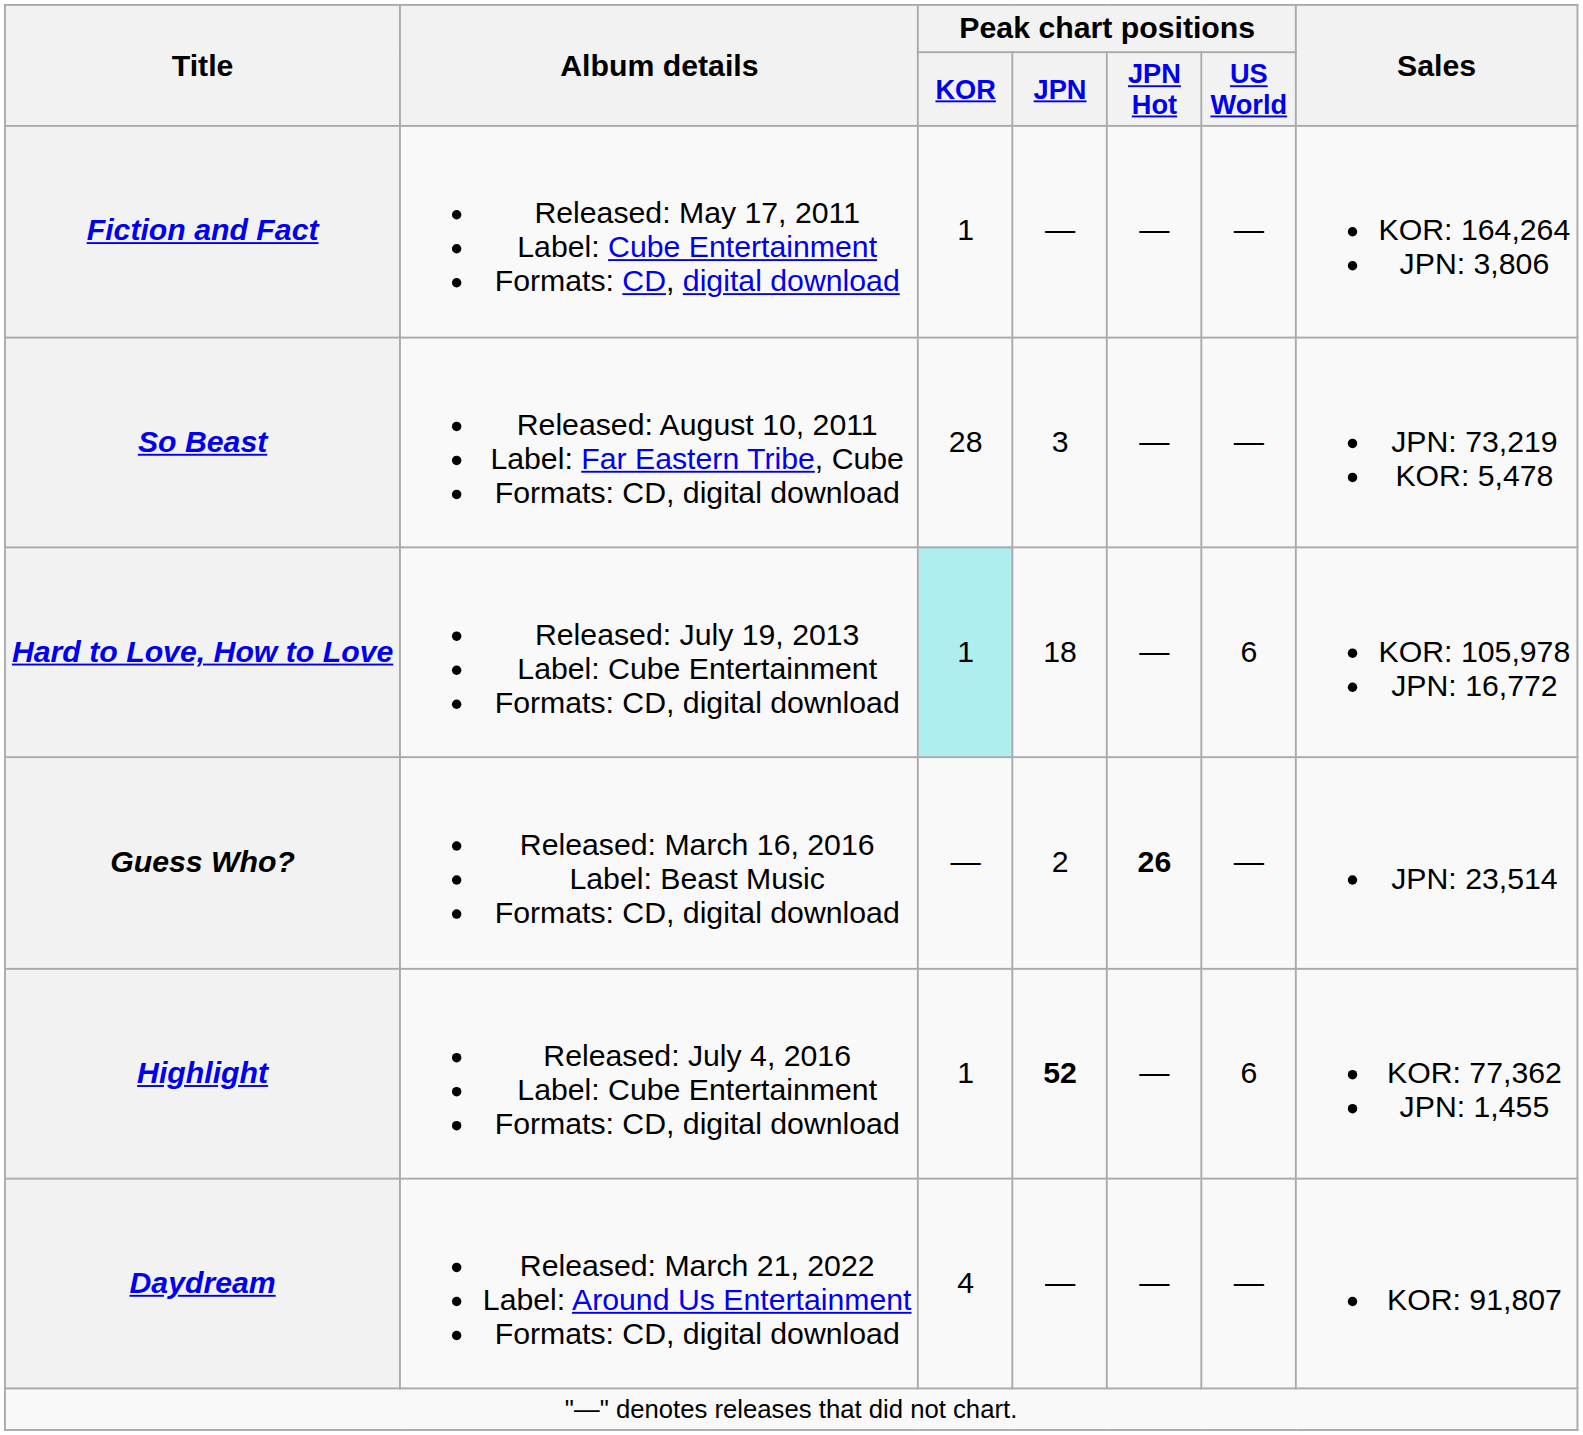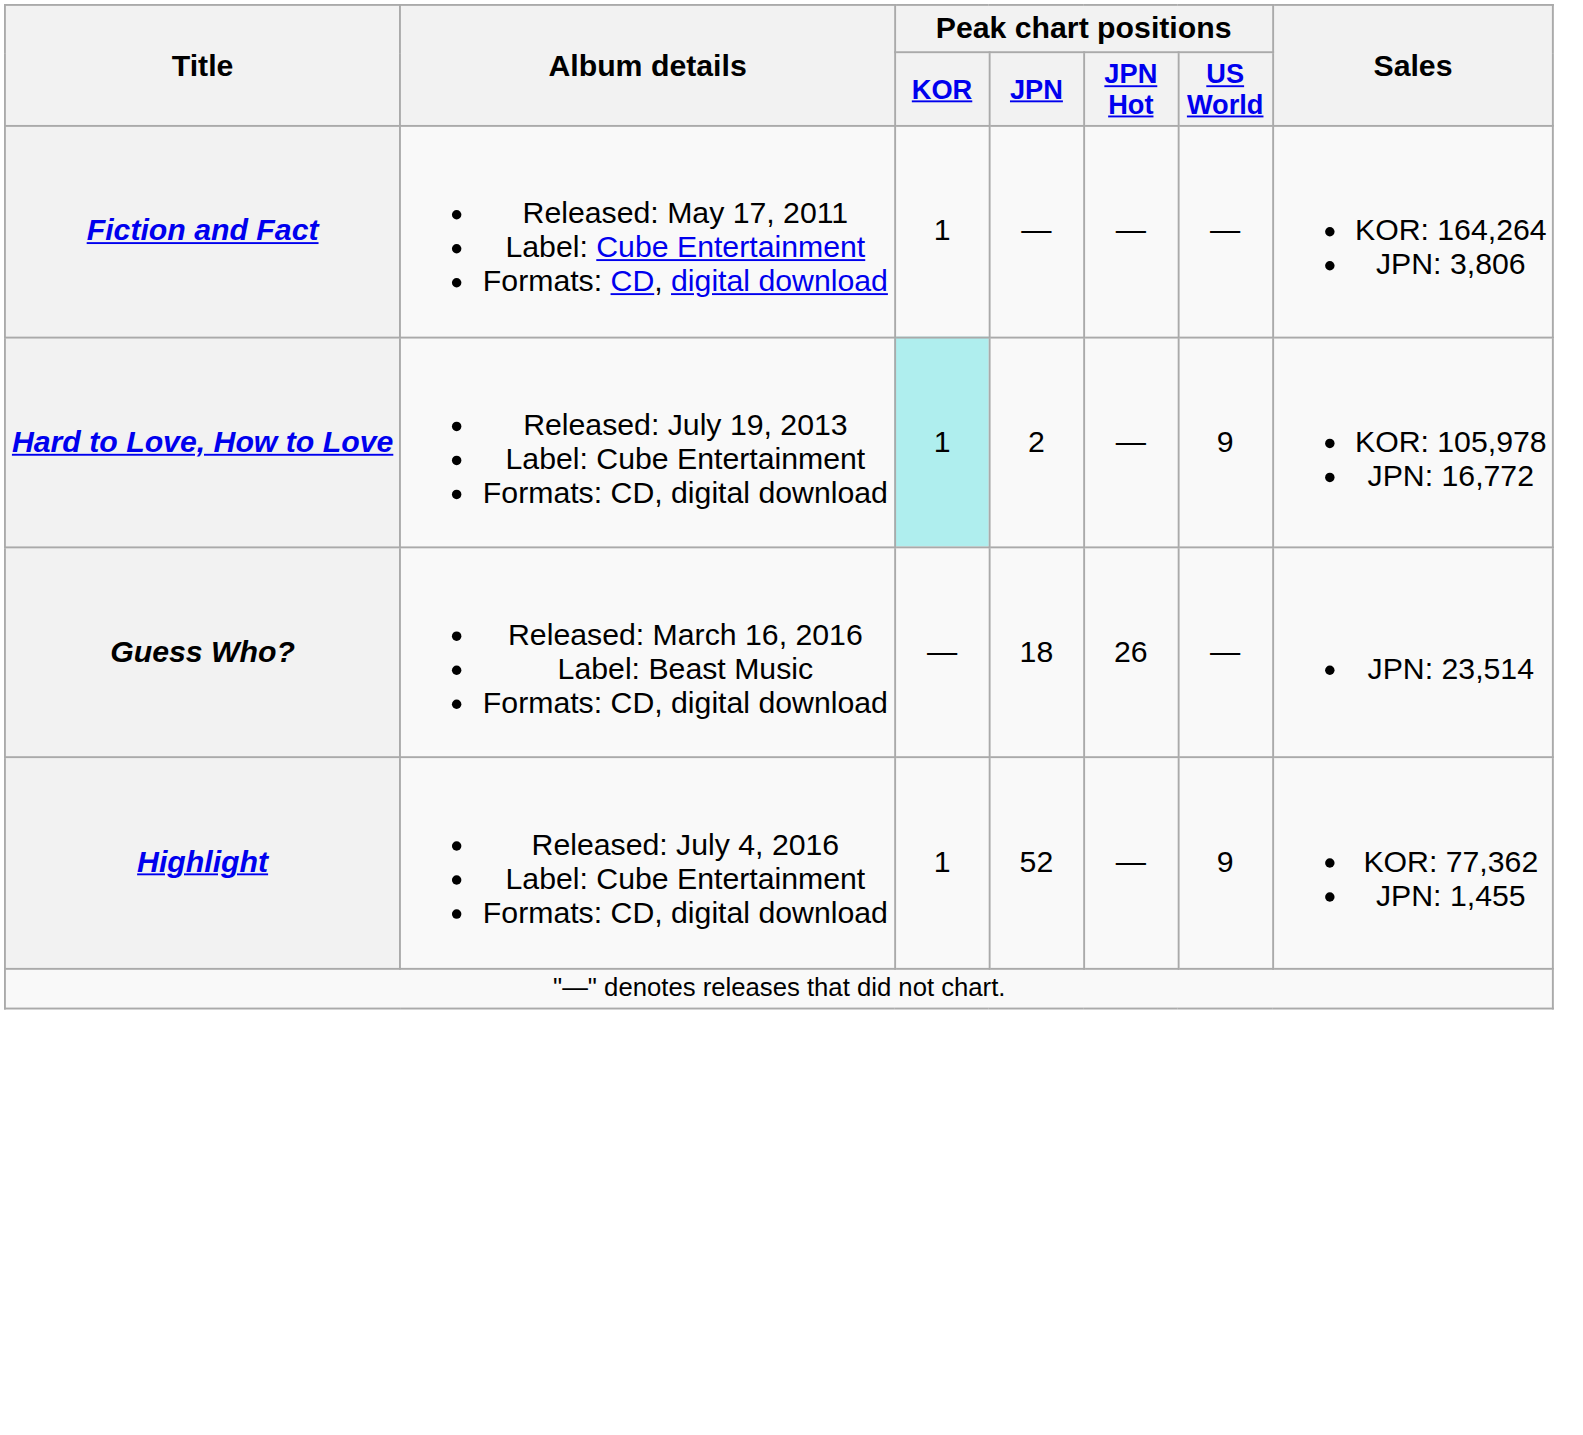- row: (203, 441)
(1060, 651) 18 -> (1036, 441) 2
(1249, 651) 6 -> (1225, 441) 9
(1060, 862) 2 -> (1036, 651) 18
(1154, 862) bold -> (1131, 651) normal
(1060, 1072) bold -> (1036, 862) normal
(1249, 1072) 6 -> (1225, 862) 9
- row: (203, 1283)
